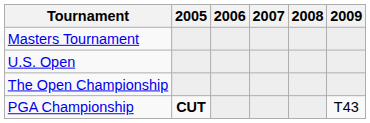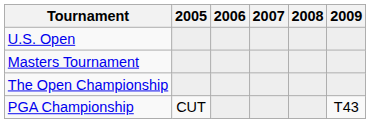rows swapped: (73, 39) <-> (42, 62)
(191, 108) bold -> (191, 108) normal
